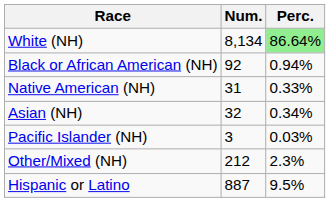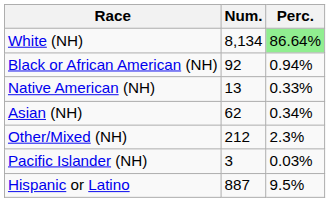(233, 88) 31 -> (233, 88) 13
(233, 112) 32 -> (233, 112) 62
rows swapped: (78, 137) <-> (68, 161)
